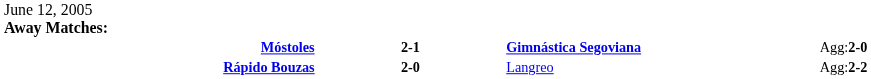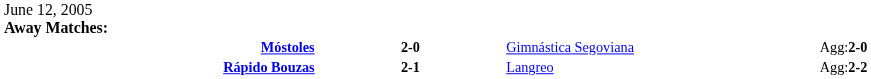(410, 47) 2-1 -> (410, 47) 2-0
(574, 47) bold -> (570, 47) normal
(410, 67) 2-0 -> (410, 67) 2-1
